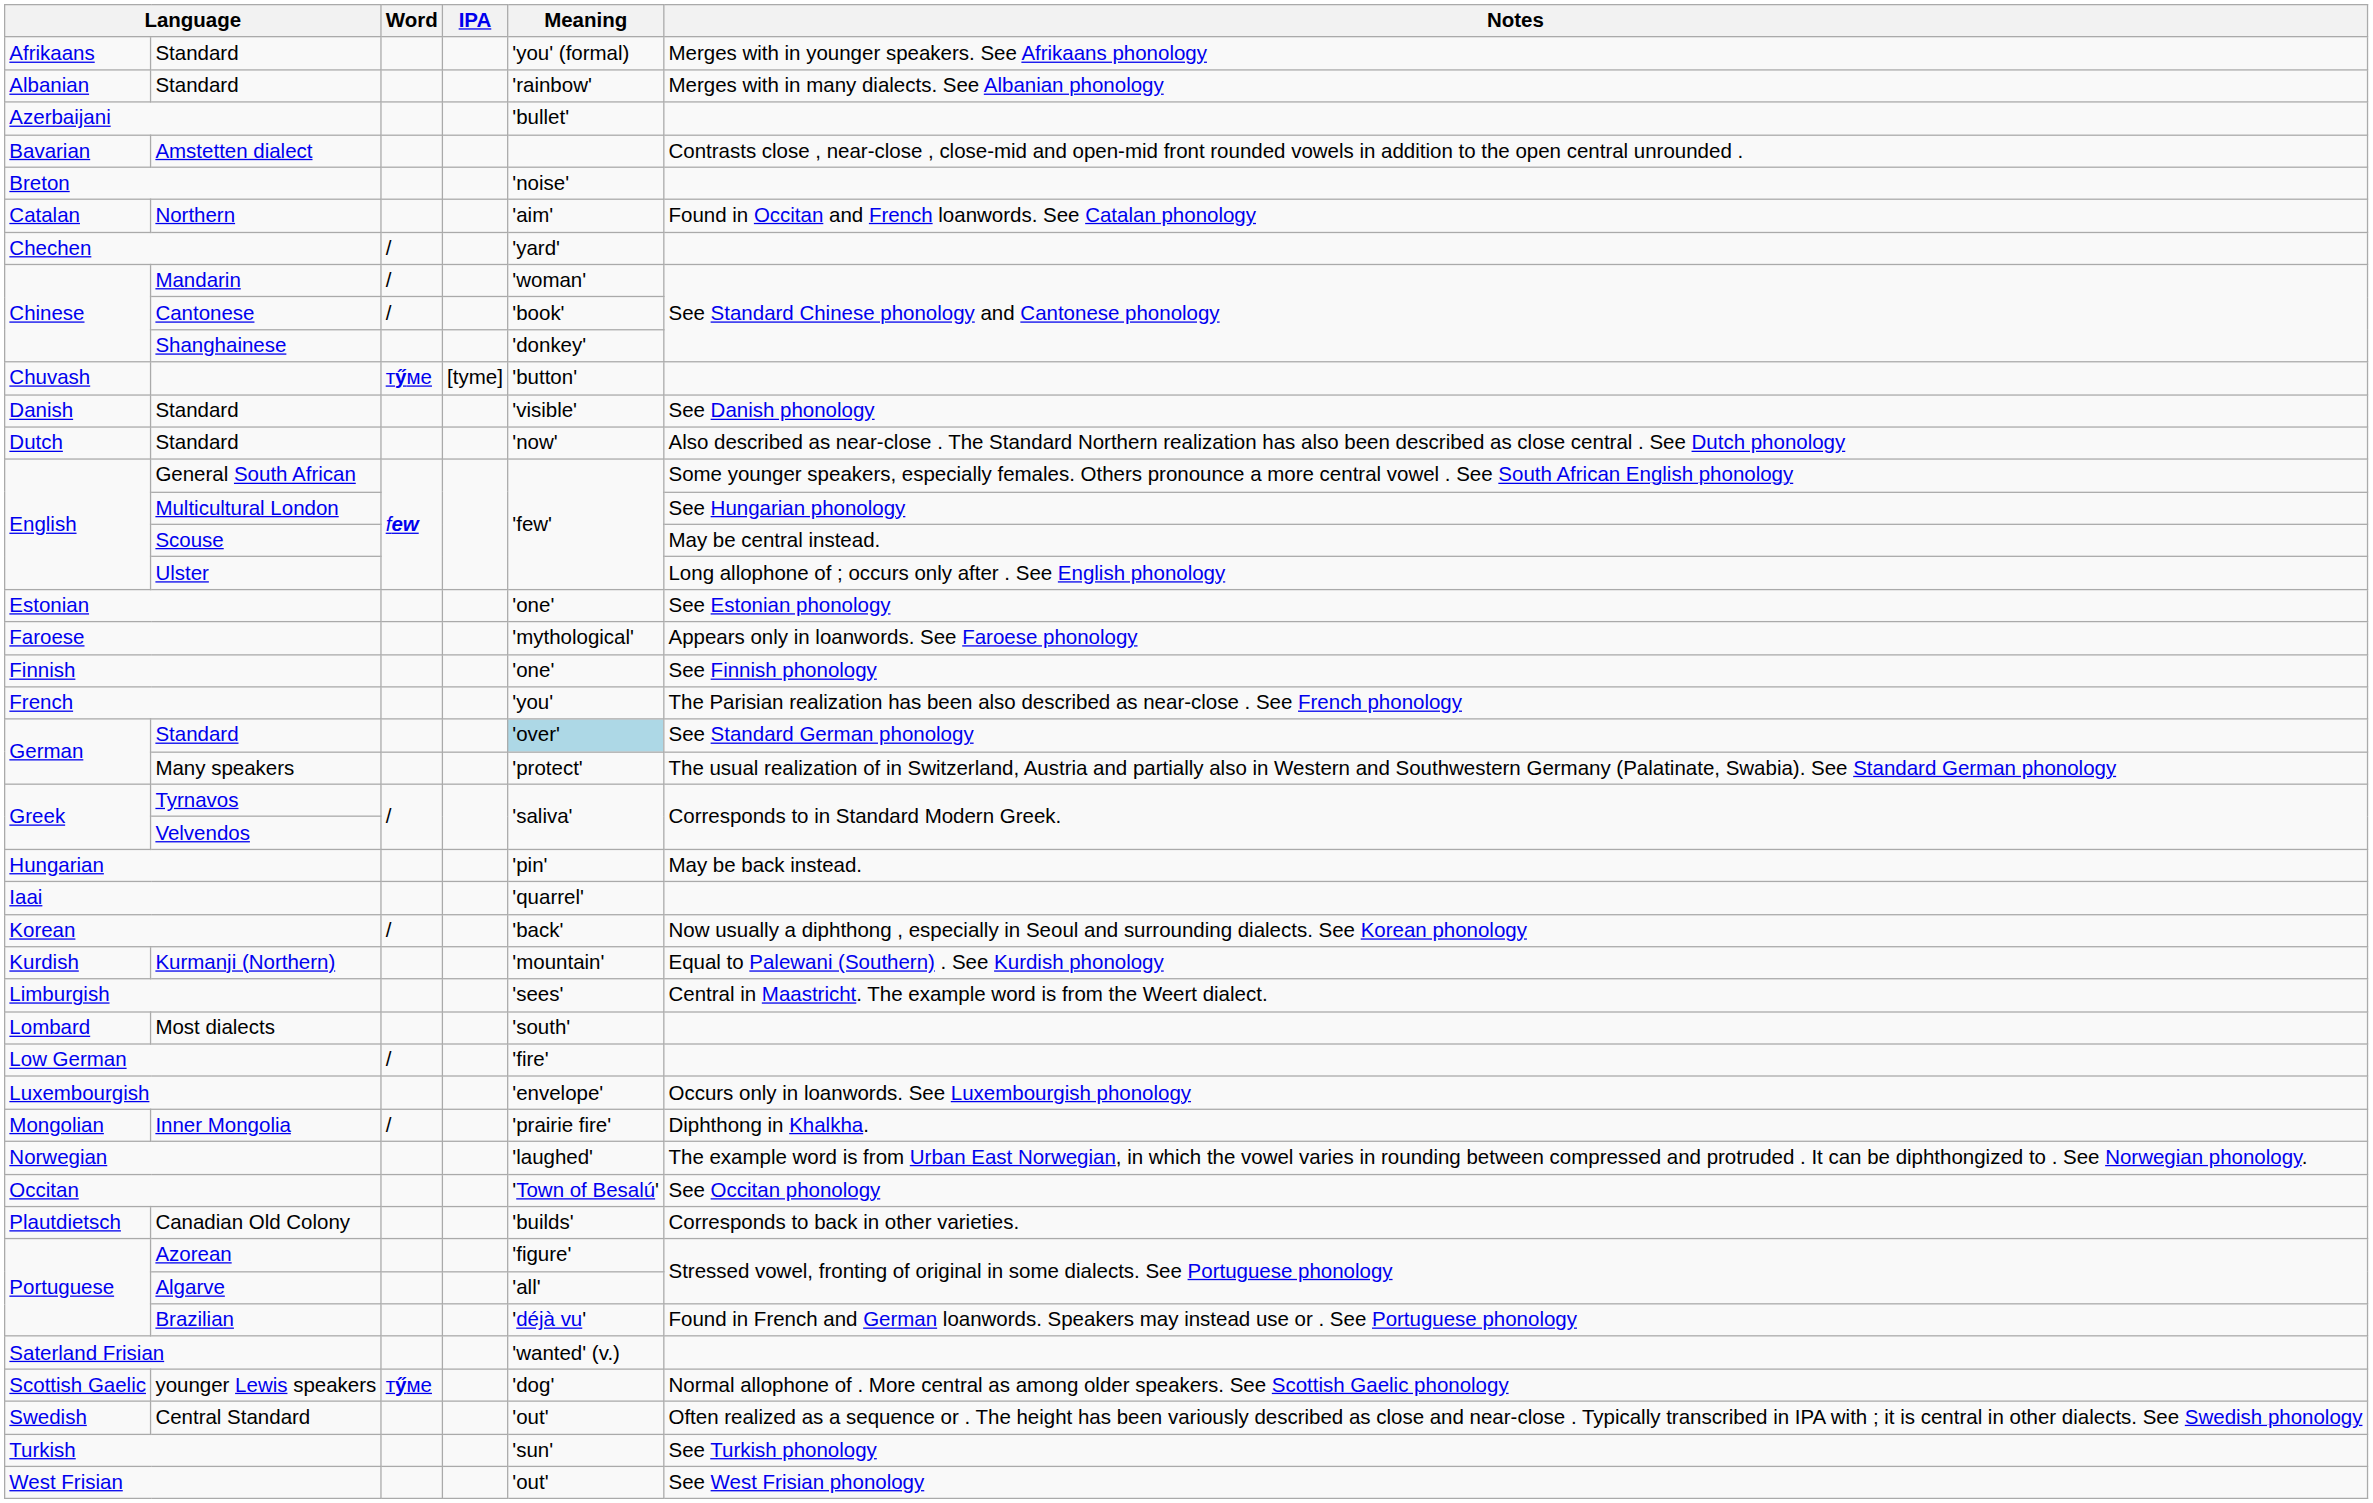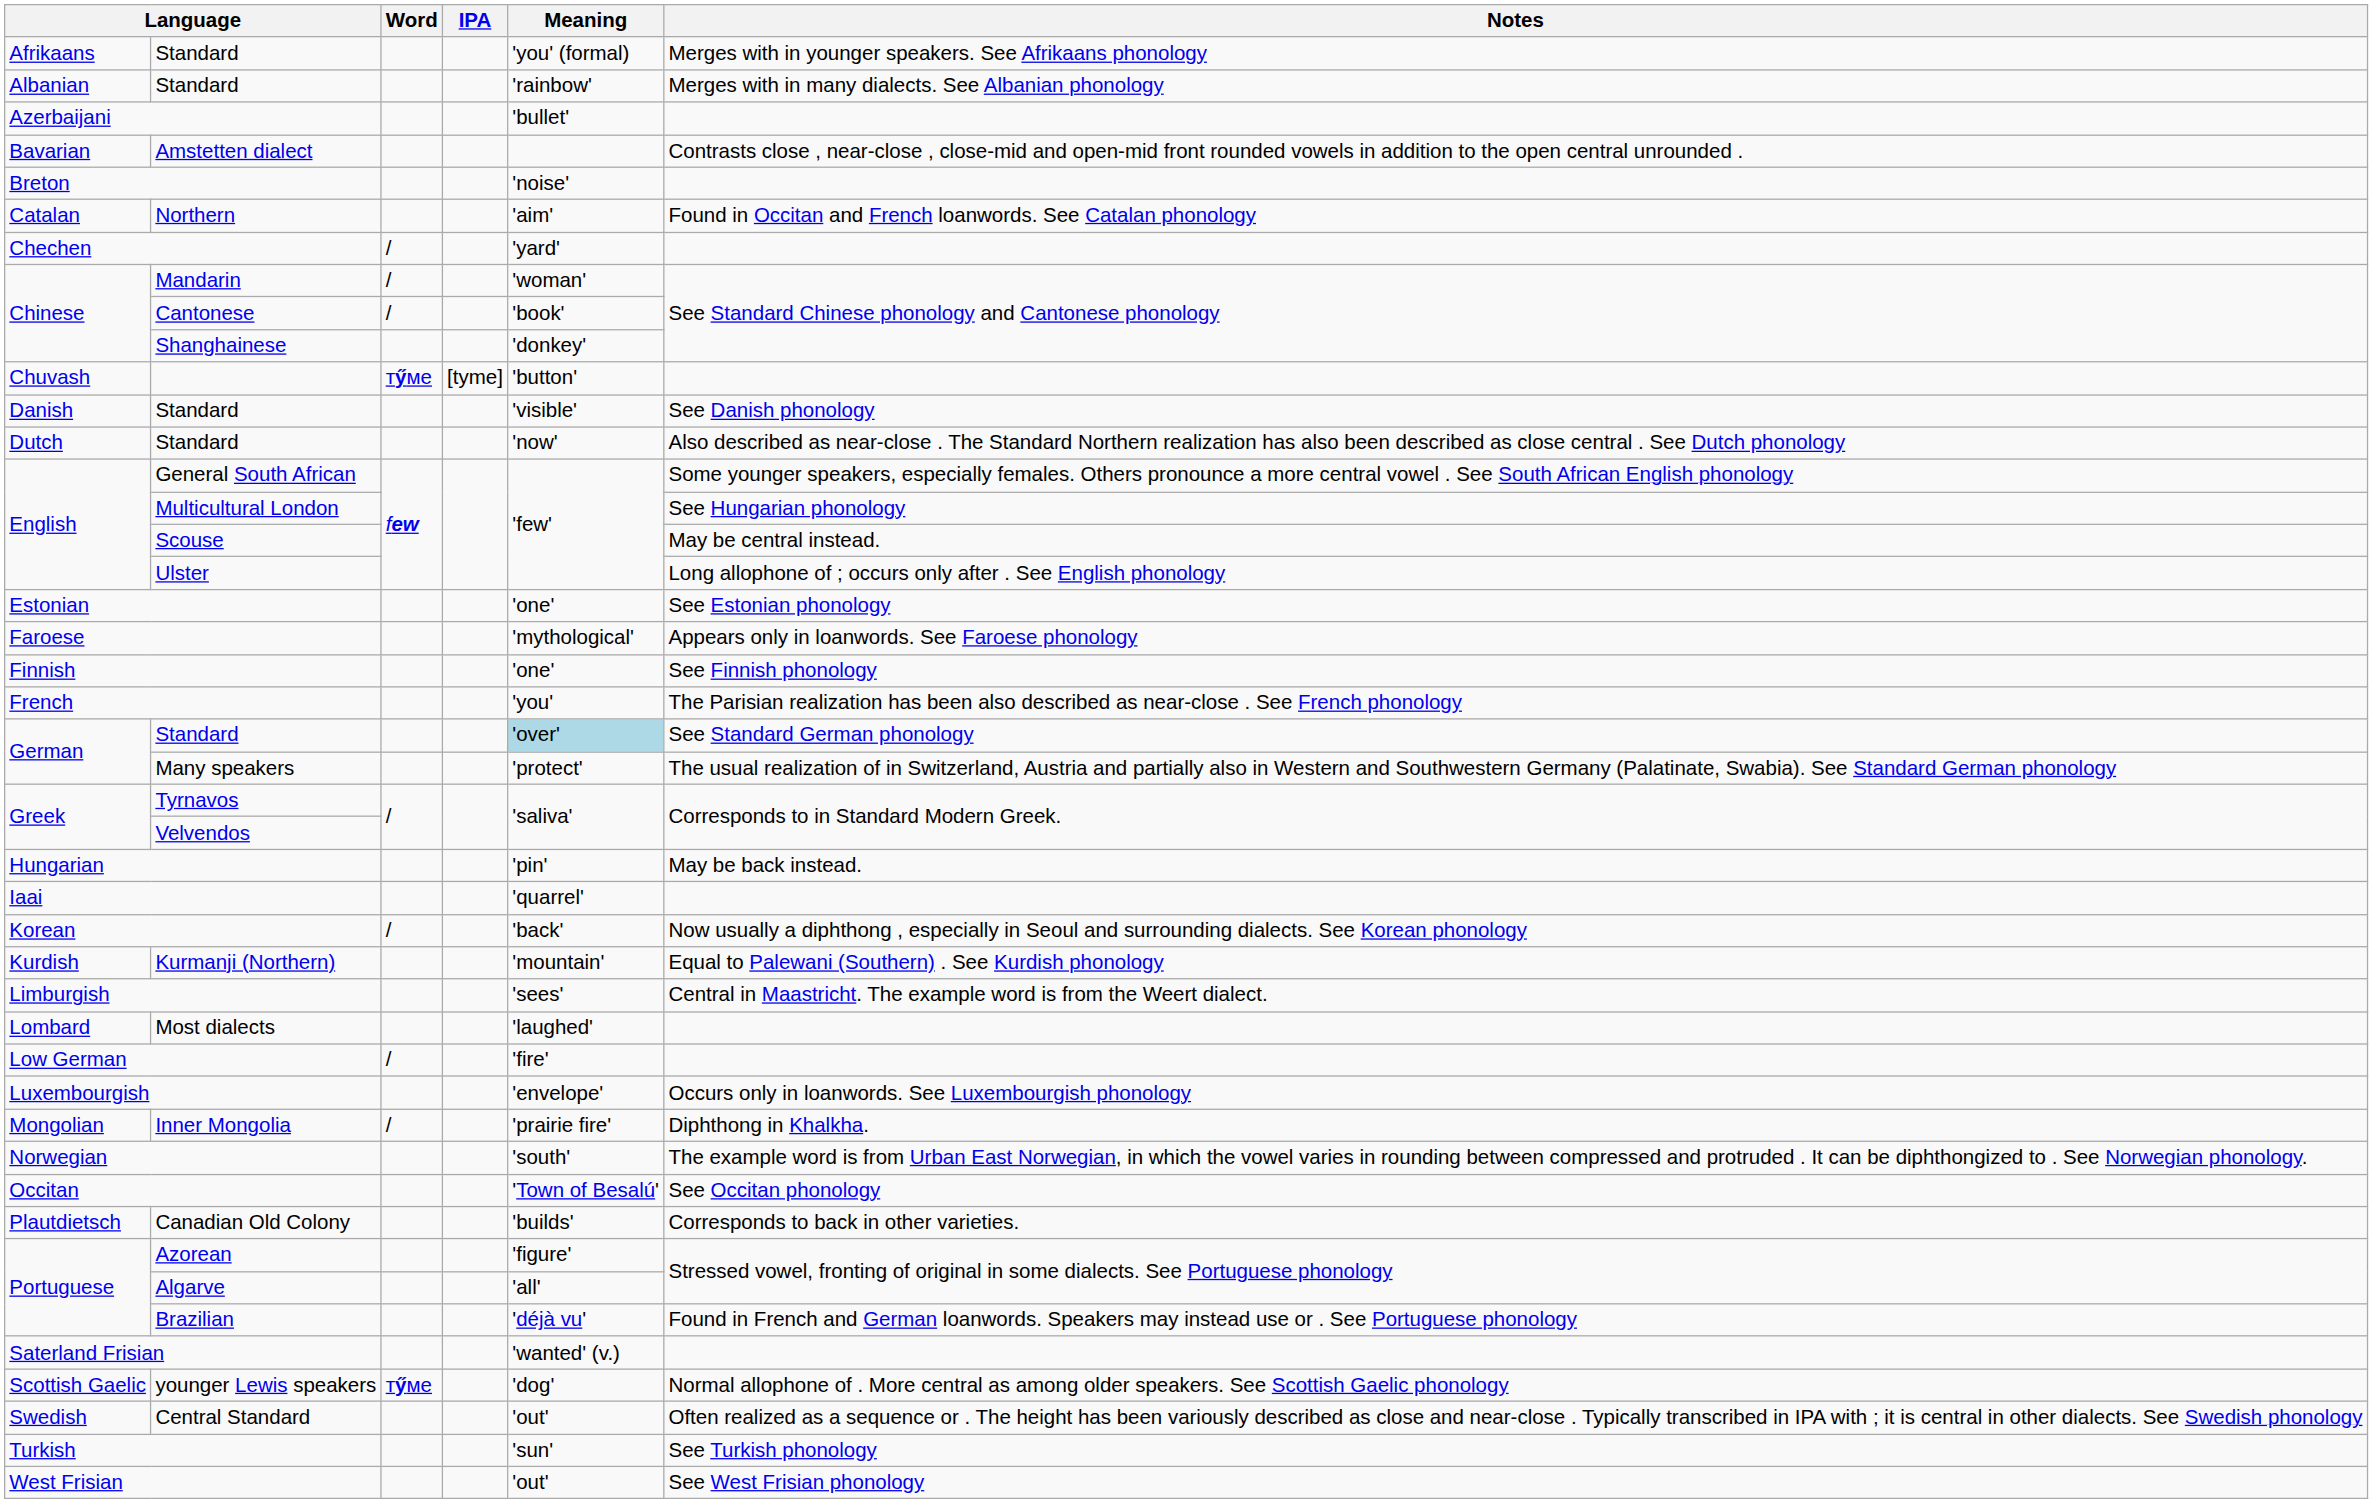(541, 1027) 'south' -> (553, 1027) 'laughed'
(553, 1157) 'laughed' -> (541, 1157) 'south'
